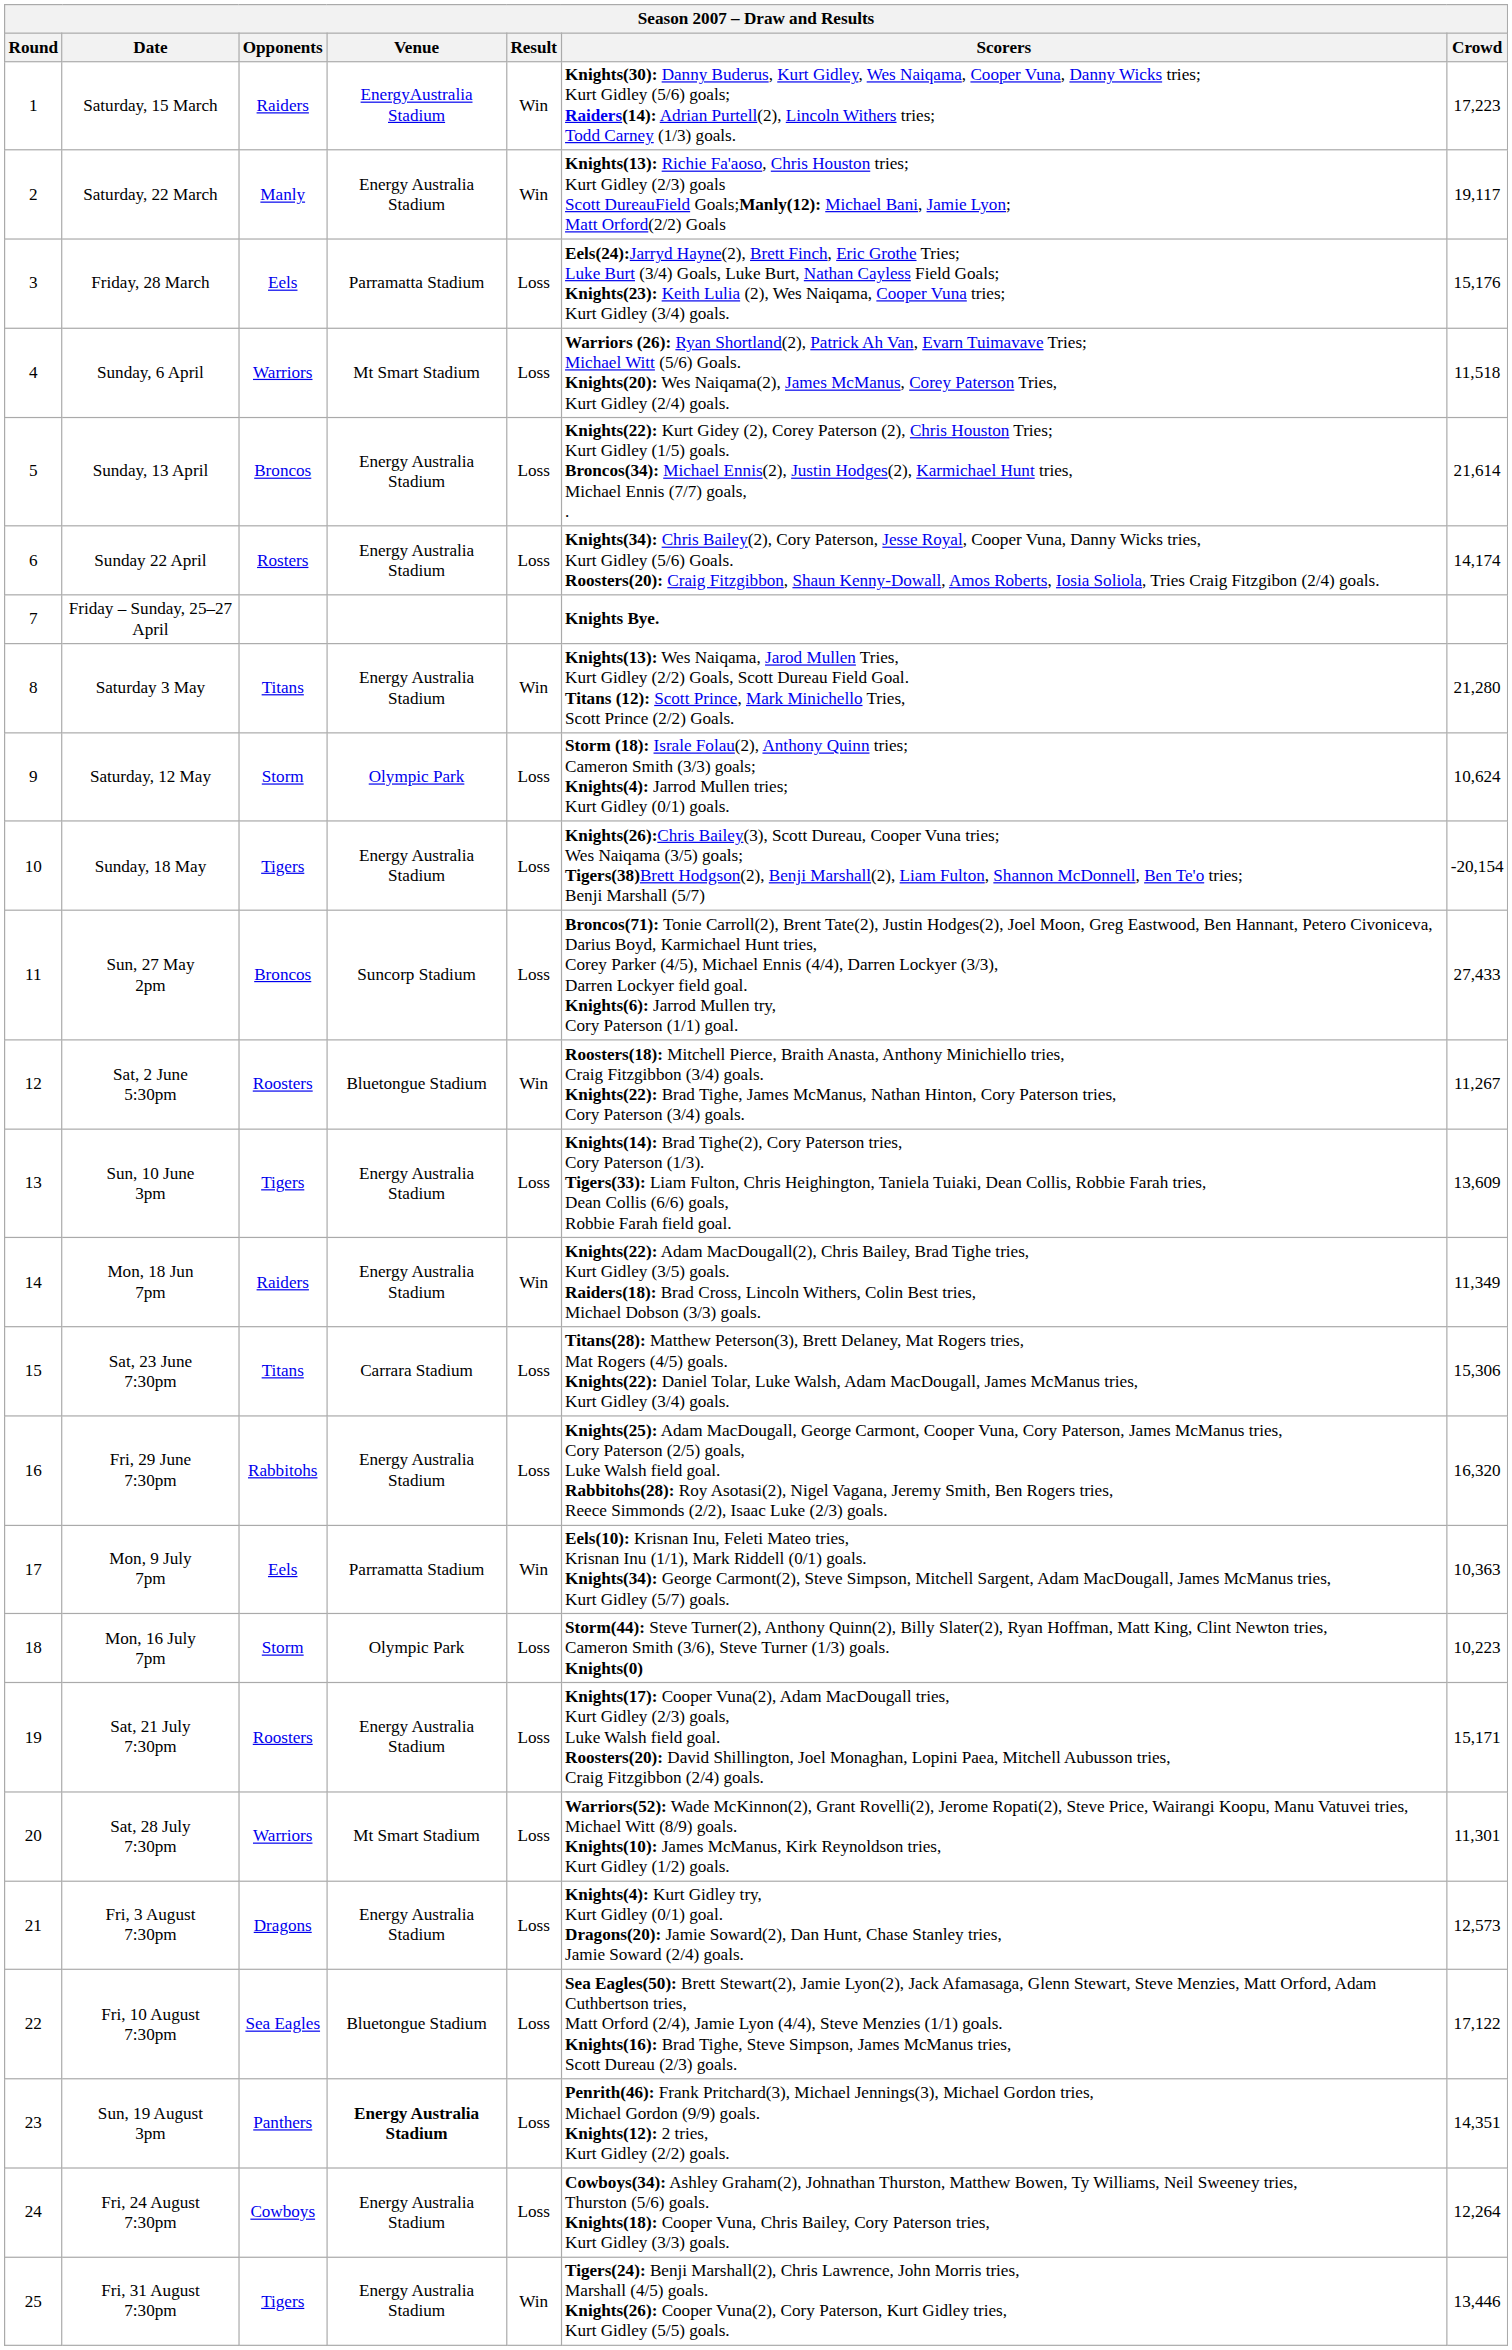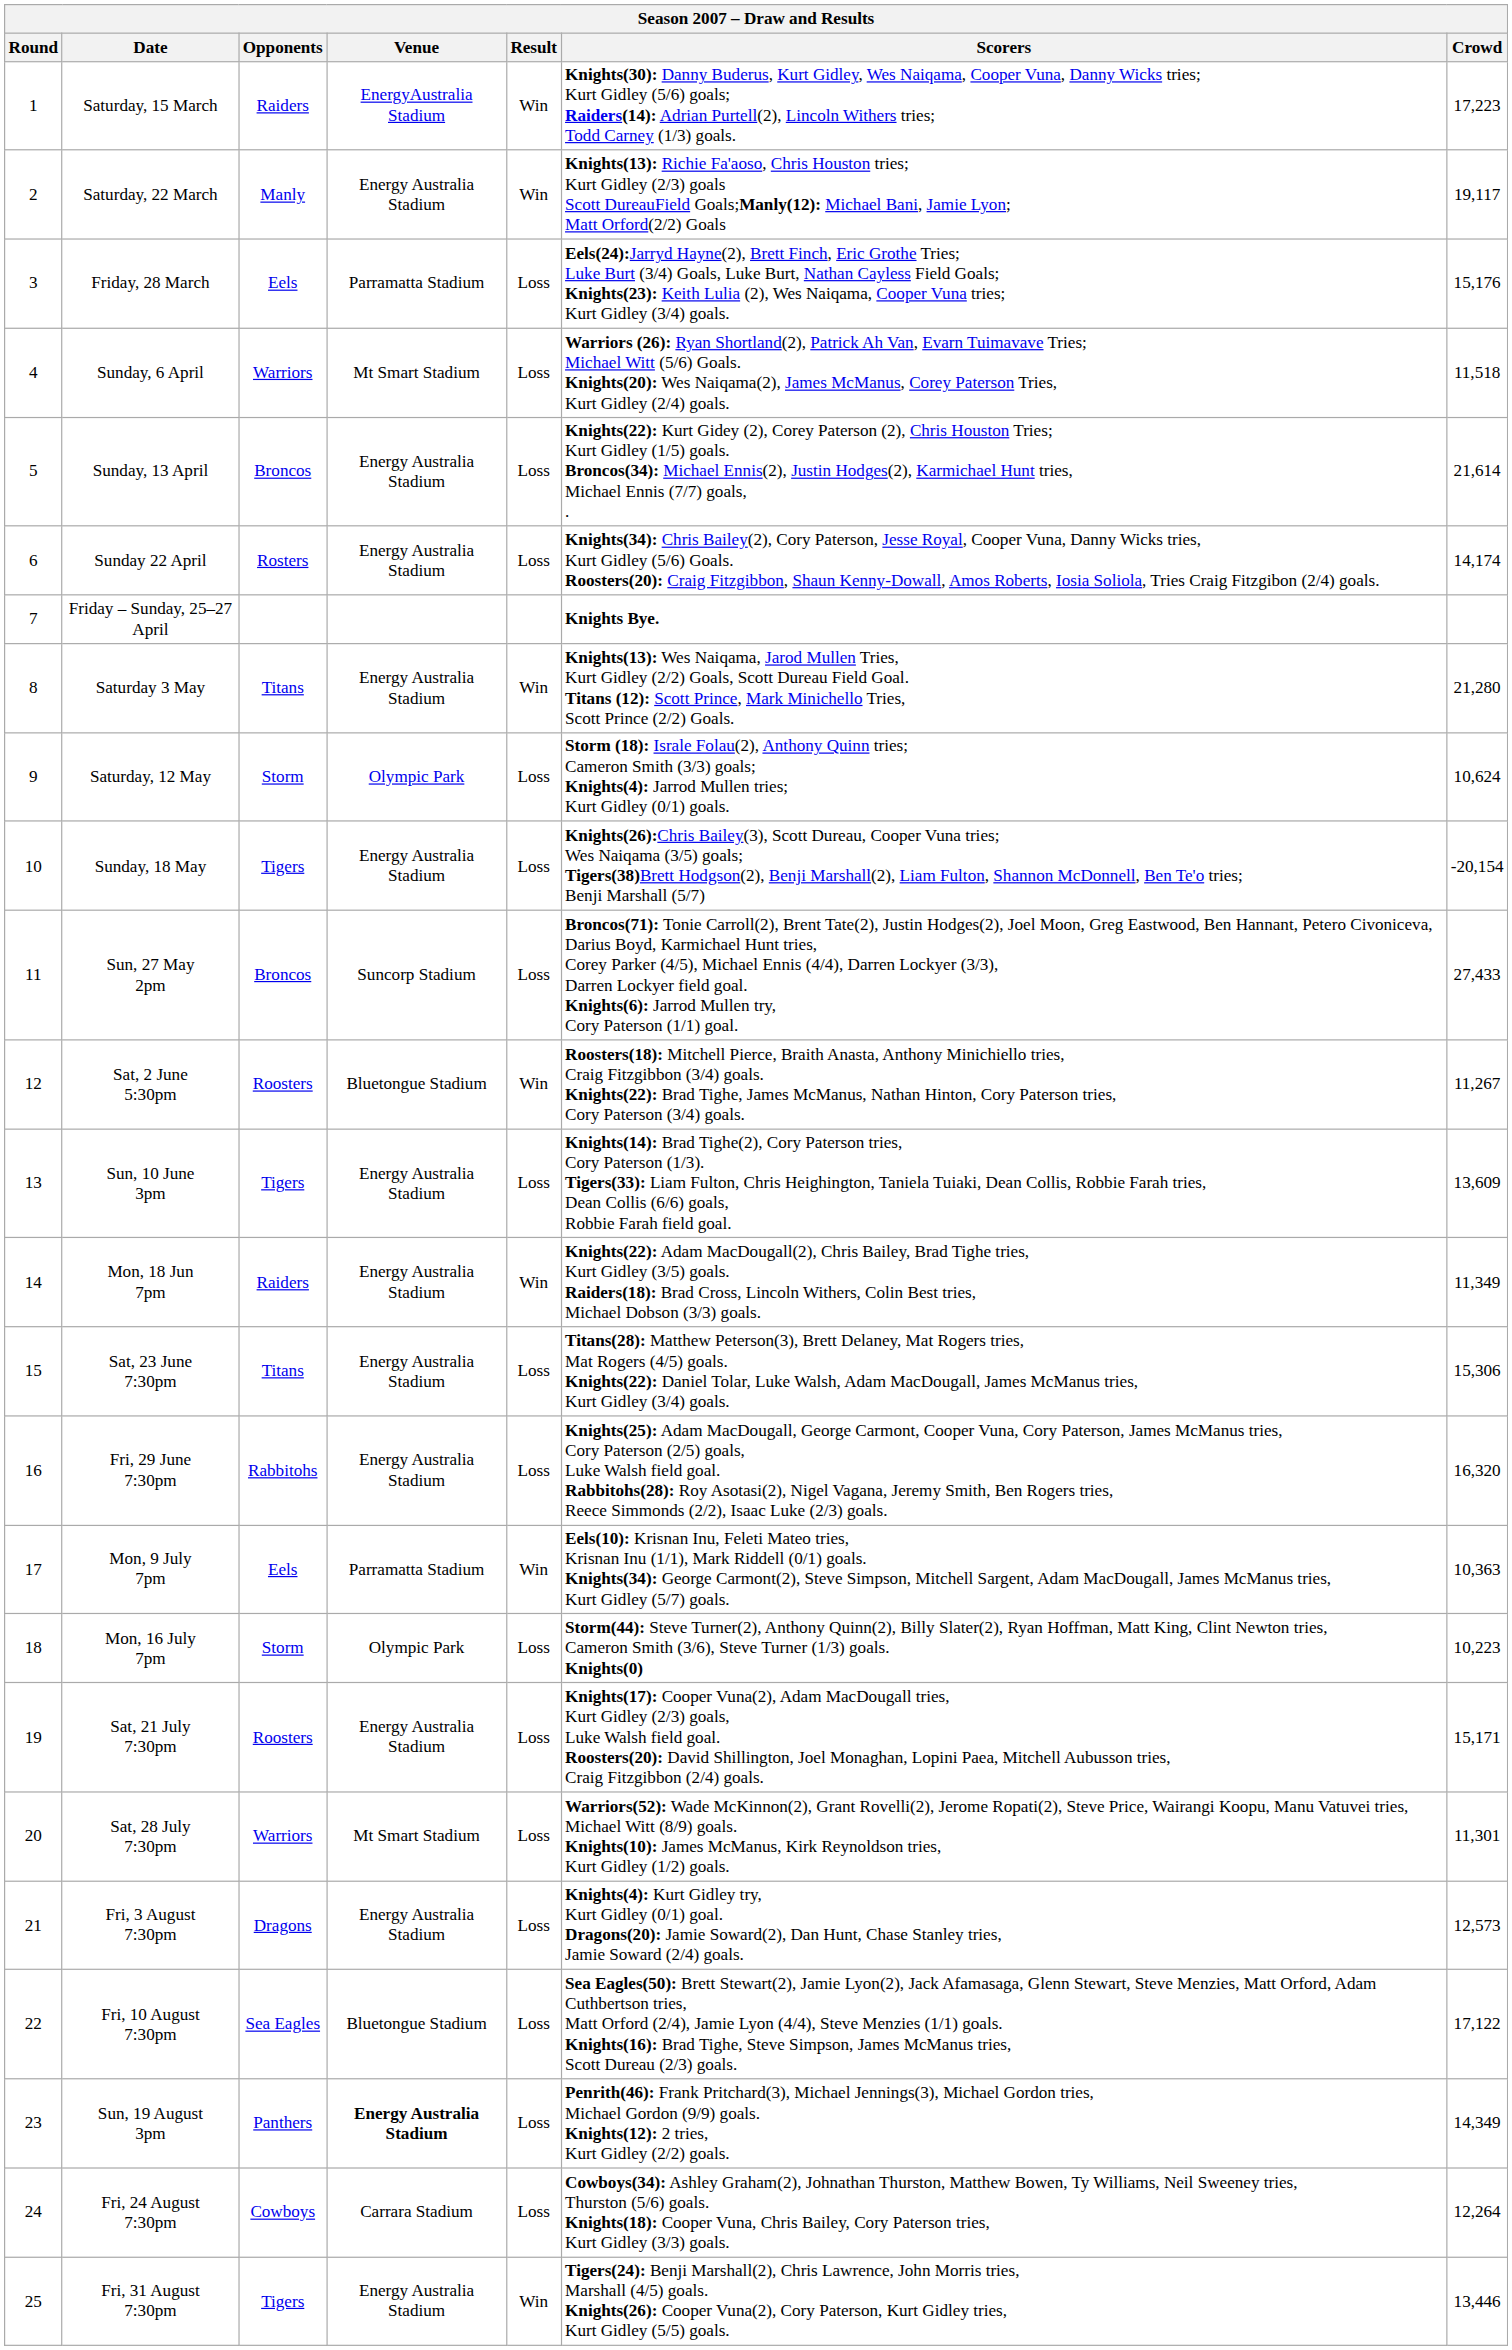(417, 1371) Carrara Stadium -> (417, 1371) Energy Australia Stadium
(1477, 2123) 14,351 -> (1477, 2123) 14,349
(417, 2212) Energy Australia Stadium -> (417, 2212) Carrara Stadium
